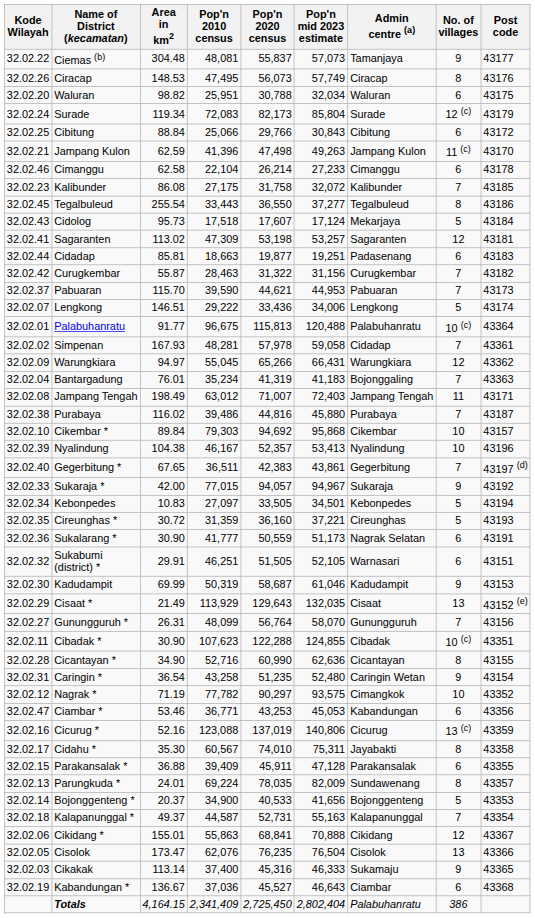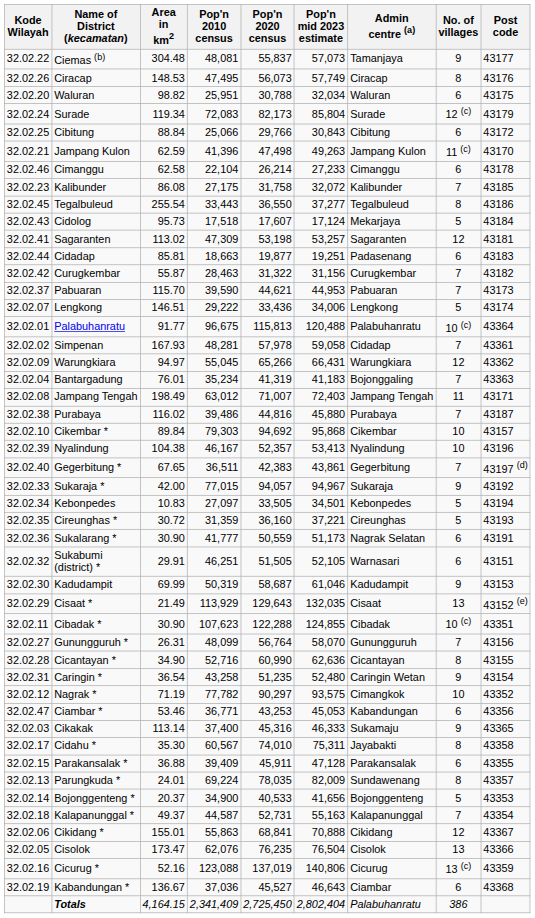rows swapped: (91, 622) <-> (78, 641)
rows swapped: (77, 730) <-> (74, 870)
